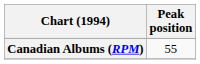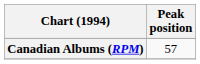(171, 48) 55 -> (171, 48) 57
